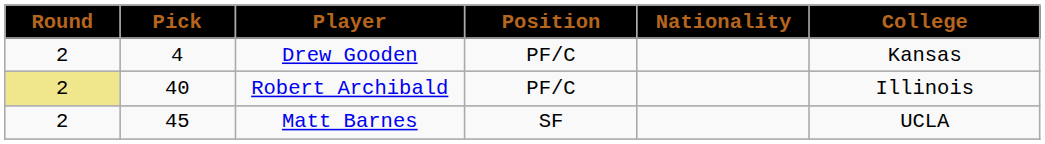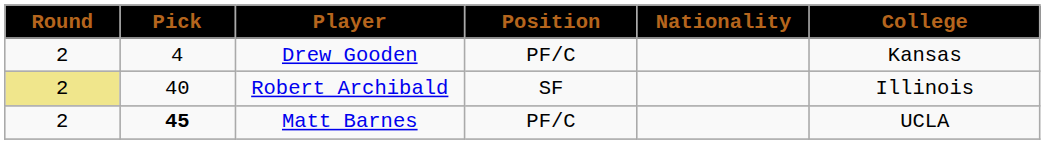(551, 88) PF/C -> (551, 88) SF
(177, 122) normal -> (177, 122) bold
(551, 122) SF -> (551, 122) PF/C
